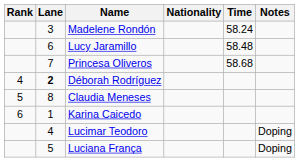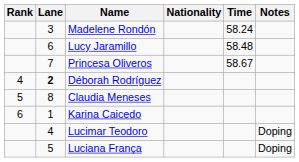(240, 64) 58.68 -> (240, 64) 58.67
